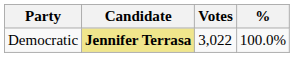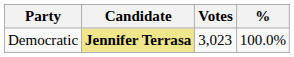(215, 40) 3,022 -> (215, 40) 3,023
